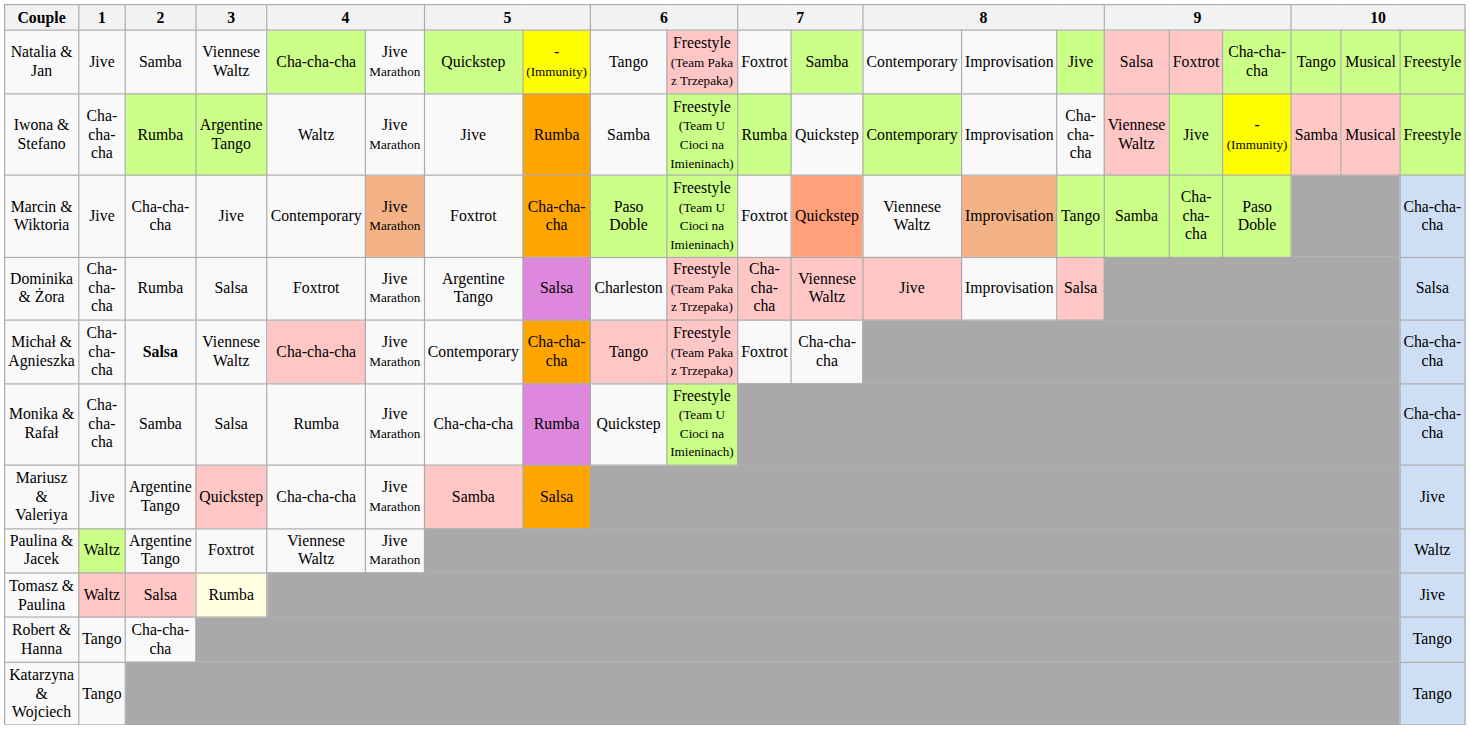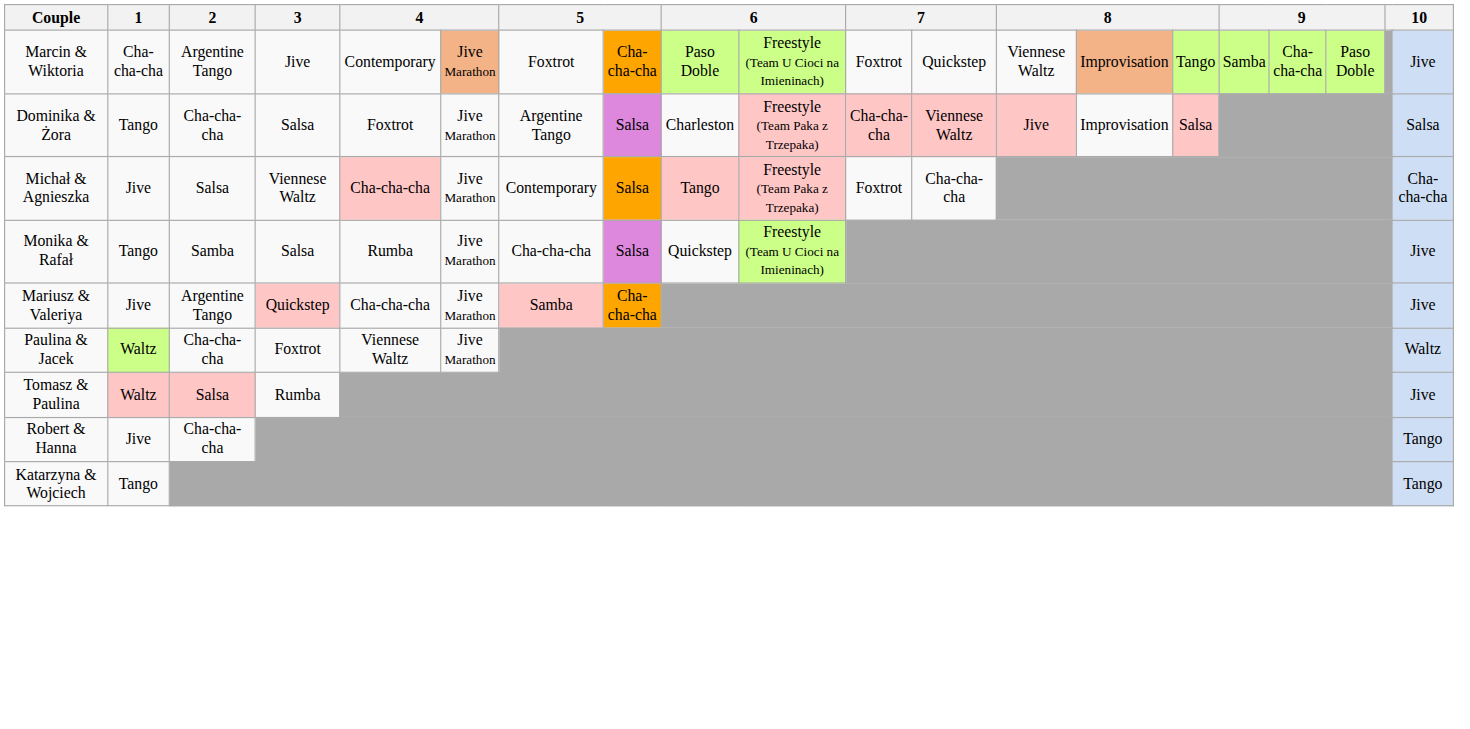- row: (42, 61)
- row: (42, 134)
(102, 215) Jive -> (138, 61) Cha-cha-cha
(160, 215) Cha-cha-cha -> (212, 61) Argentine Tango
(827, 215) lightsalmon background -> (954, 61) no background
(1432, 215) Cha-cha-cha -> (1423, 61) Jive
(102, 288) Cha-cha-cha -> (138, 124) Tango
(160, 288) Rumba -> (212, 124) Cha-cha-cha
(102, 351) Cha-cha-cha -> (138, 187) Jive
(160, 351) bold -> (212, 187) normal
(557, 351) Cha-cha-cha -> (632, 187) Salsa
(102, 423) Cha-cha-cha -> (138, 251) Tango
(557, 423) Rumba -> (632, 251) Salsa
(1432, 423) Cha-cha-cha -> (1423, 251) Jive
(557, 496) Salsa -> (632, 305) Cha-cha-cha
(160, 550) Argentine Tango -> (212, 349) Cha-cha-cha
(231, 594) lightyellow background -> (298, 394) no background
(102, 639) Tango -> (138, 438) Jive
